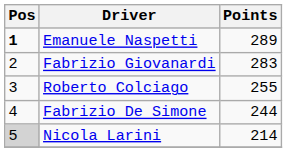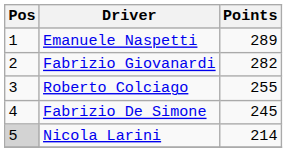(13, 41) bold -> (13, 41) normal
(264, 64) 283 -> (264, 64) 282
(264, 112) 244 -> (264, 112) 245
